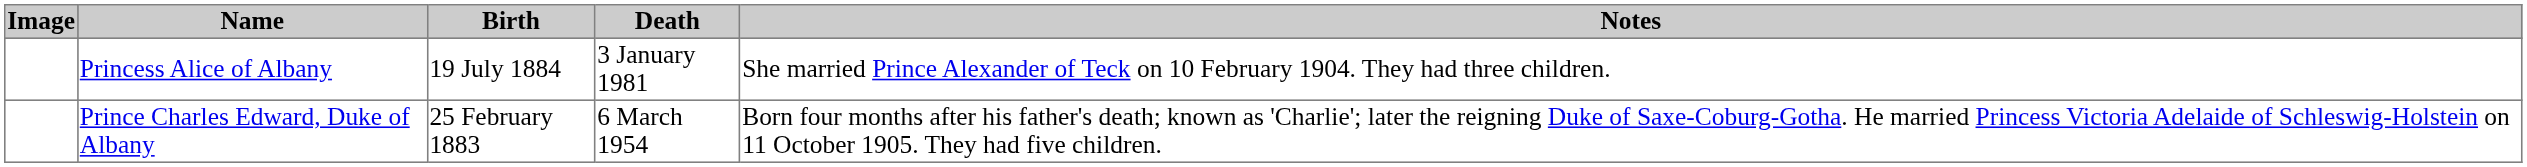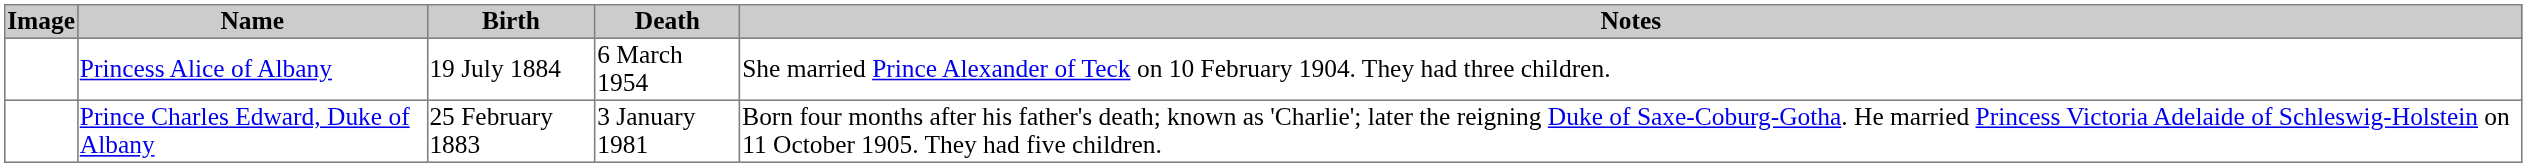(646, 68) 3 January 1981 -> (640, 68) 6 March 1954
(640, 130) 6 March 1954 -> (646, 130) 3 January 1981
